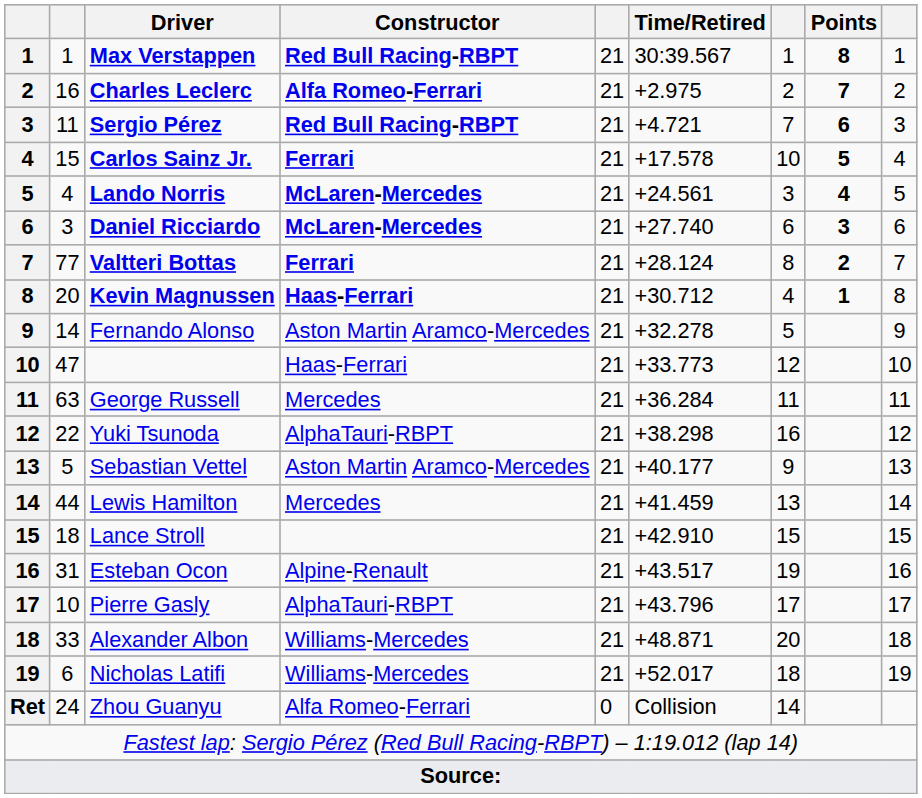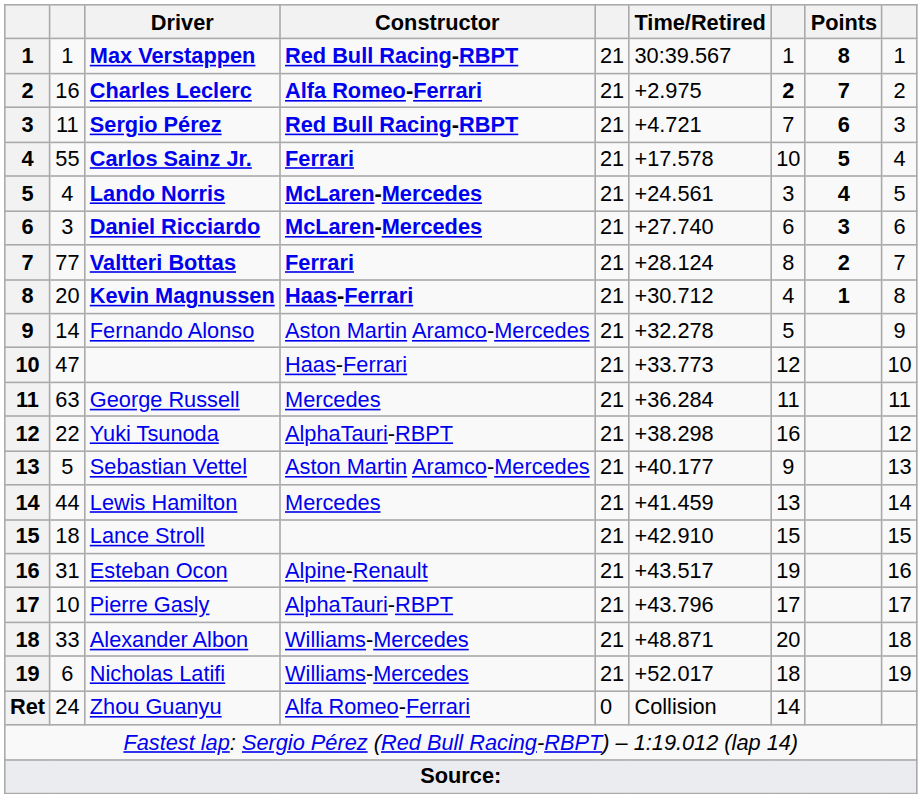(788, 90) normal -> (788, 90) bold
(67, 159) 15 -> (67, 159) 55
